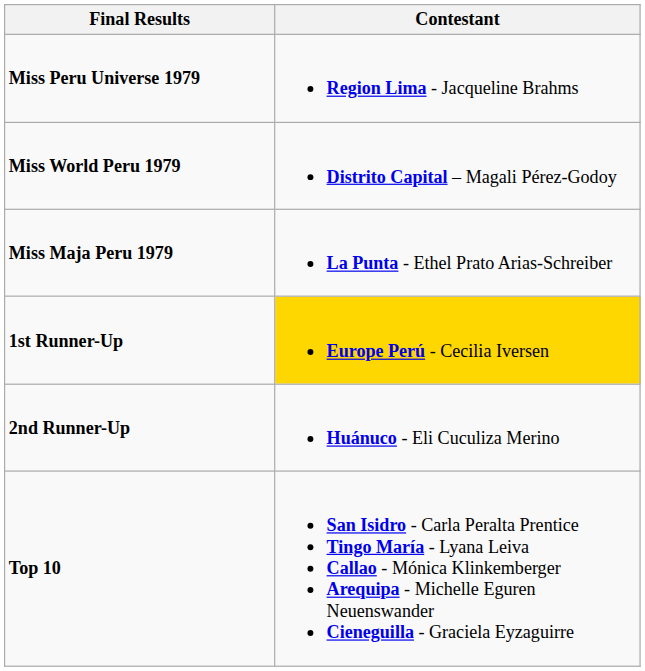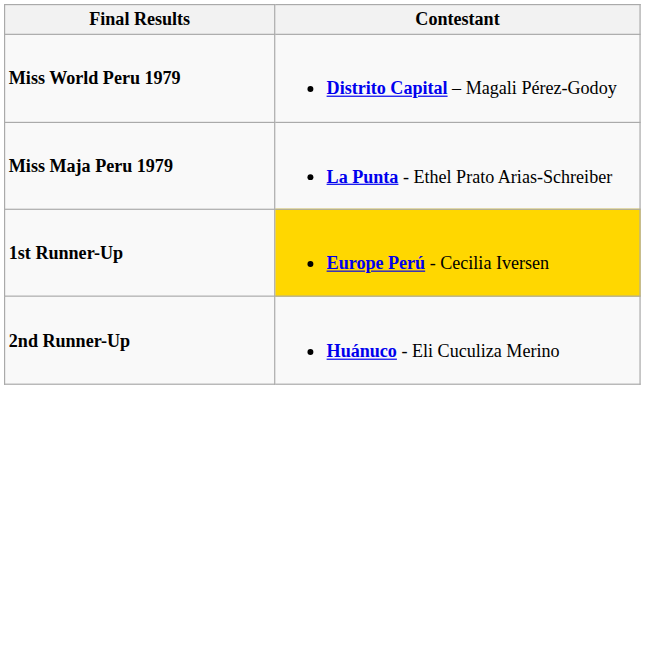- row: (104, 78)
- row: (35, 568)
